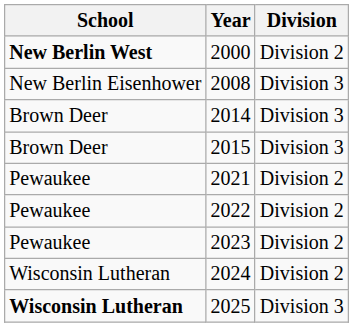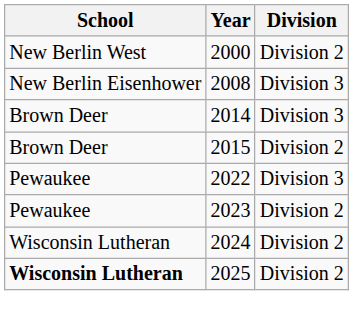(81, 52) bold -> (78, 52) normal
(302, 147) Division 3 -> (302, 147) Division 2
- row: (231, 178)
(302, 210) Division 2 -> (302, 178) Division 3
(302, 305) Division 3 -> (302, 274) Division 2
